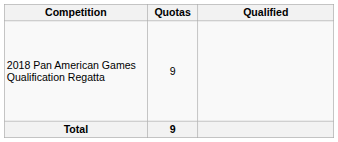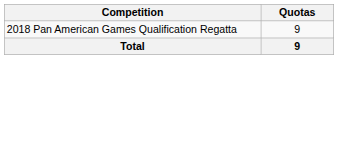- column: (266, 12)
